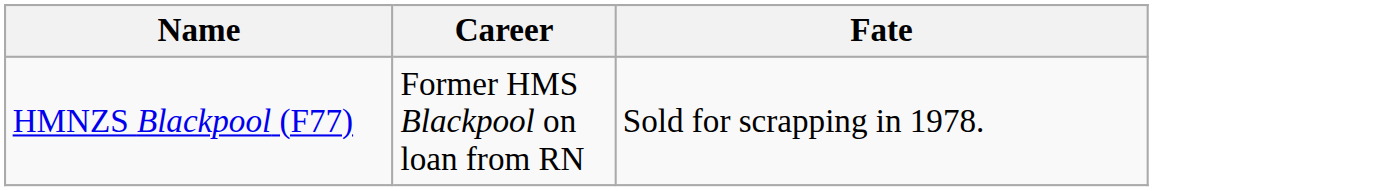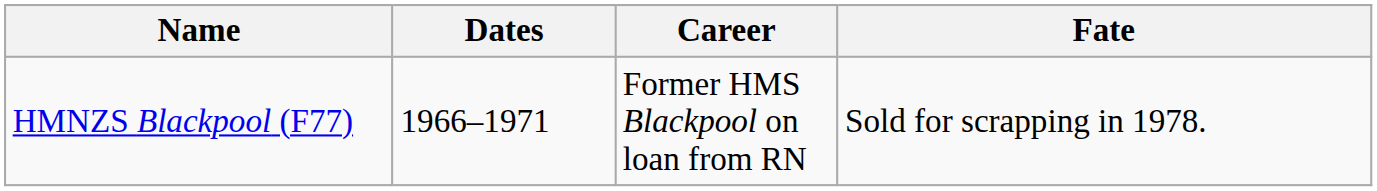+ column: (504, 30)
